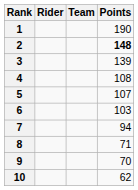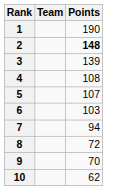- column: (50, 12)
(126, 144) 71 -> (94, 144) 72
